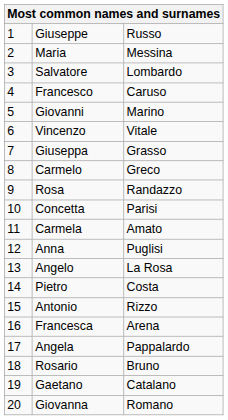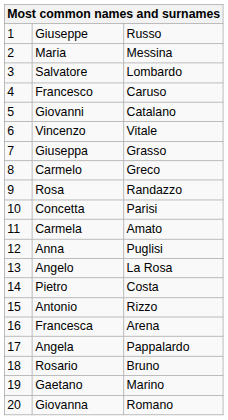(145, 111) Marino -> (151, 111) Catalano
(151, 385) Catalano -> (145, 385) Marino
